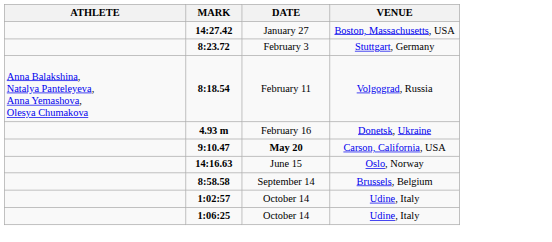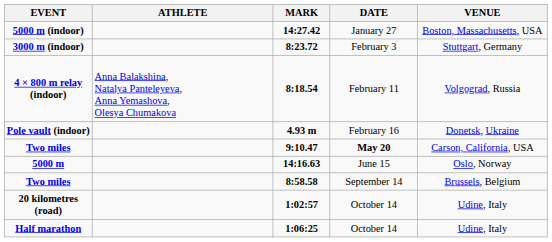+ column: (48, 13)
